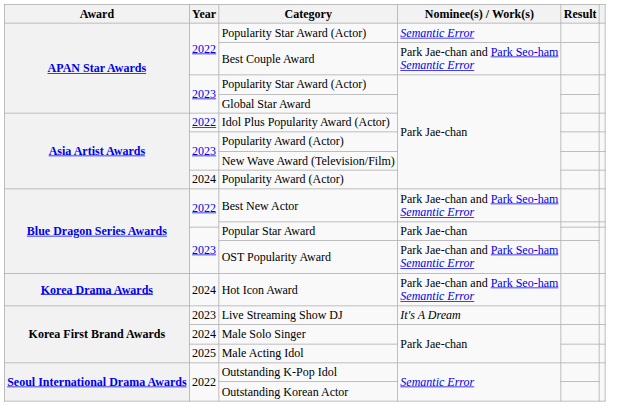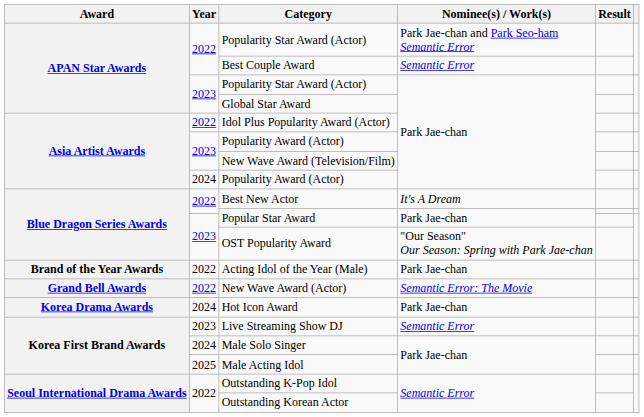(437, 33) Semantic Error -> (479, 39) Park Jae-chan and Park Seo-ham Semantic Error
(479, 58) Park Jae-chan and Park Seo-ham Semantic Error -> (437, 65) Semantic Error
(479, 205) Park Jae-chan and Park Seo-ham Semantic Error -> (431, 198) It's A Dream
(479, 257) Park Jae-chan and Park Seo-ham Semantic Error -> (497, 243) "Our Season" Our Season: Spring with Park Jae-chan
+ row: (204, 269)
+ row: (204, 288)
(479, 289) Park Jae-chan and Park Seo-ham Semantic Error -> (434, 307) Park Jae-chan
(431, 315) It's A Dream -> (437, 326) Semantic Error
